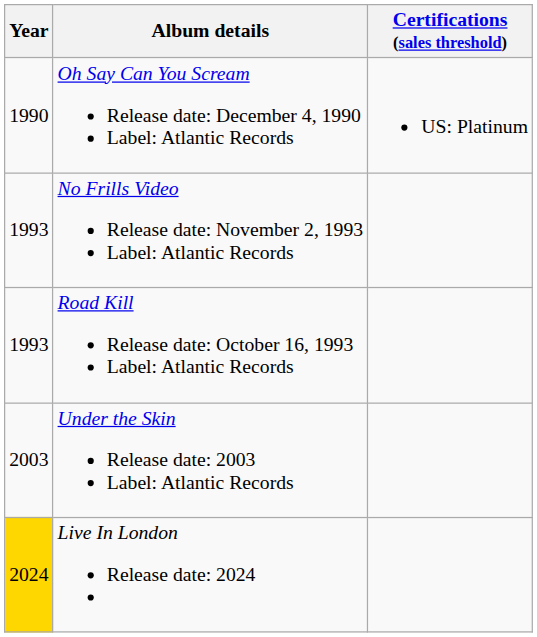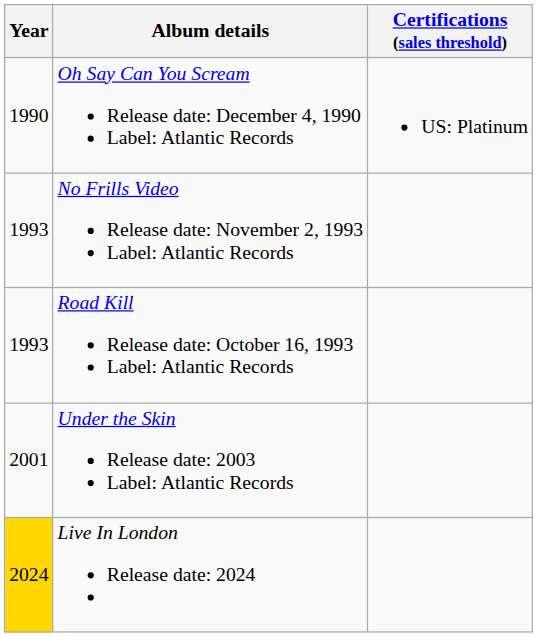(29, 459) 2003 -> (29, 459) 2001
